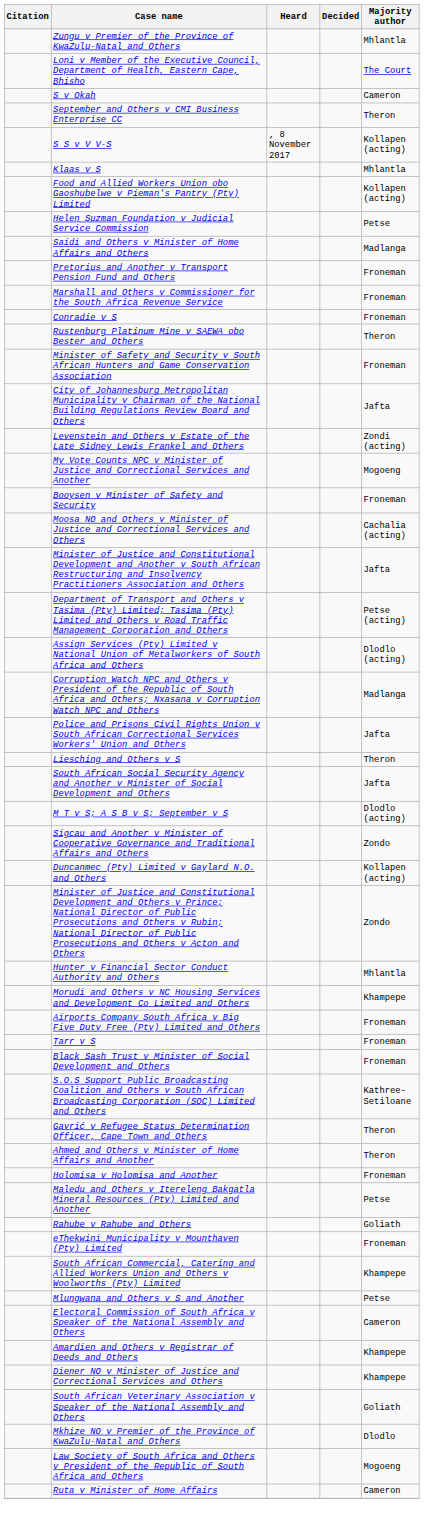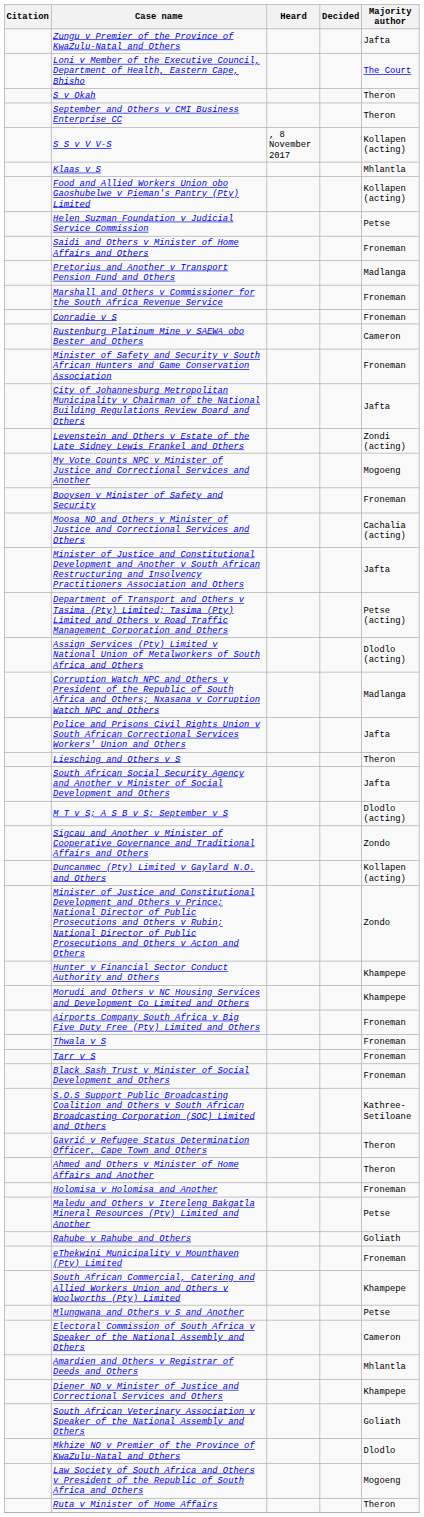(385, 41) Mhlantla -> (377, 41) Jafta
(382, 96) Cameron -> (379, 96) Theron
(385, 248) Madlanga -> (385, 248) Froneman
(385, 273) Froneman -> (385, 273) Madlanga
(379, 337) Theron -> (382, 337) Cameron
(385, 973) Mhlantla -> (385, 973) Khampepe
+ row: (80, 1042)
(385, 1353) Khampepe -> (385, 1367) Mhlantla
(382, 1491) Cameron -> (379, 1505) Theron
